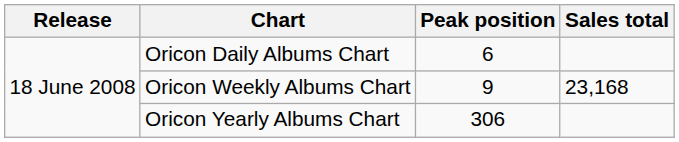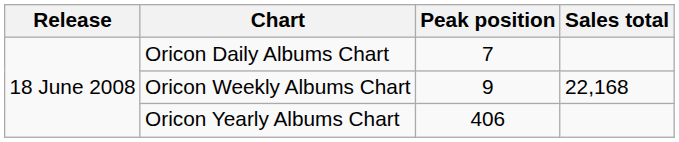(488, 53) 6 -> (488, 53) 7
(597, 86) 23,168 -> (597, 86) 22,168
(488, 119) 306 -> (488, 119) 406
